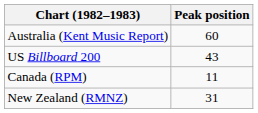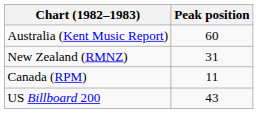rows swapped: (68, 98) <-> (54, 56)
